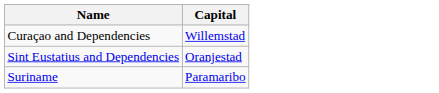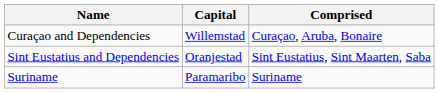+ column: (341, 14)
